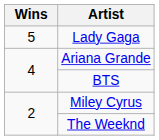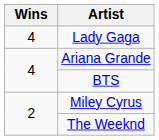(31, 37) 5 -> (31, 37) 4
